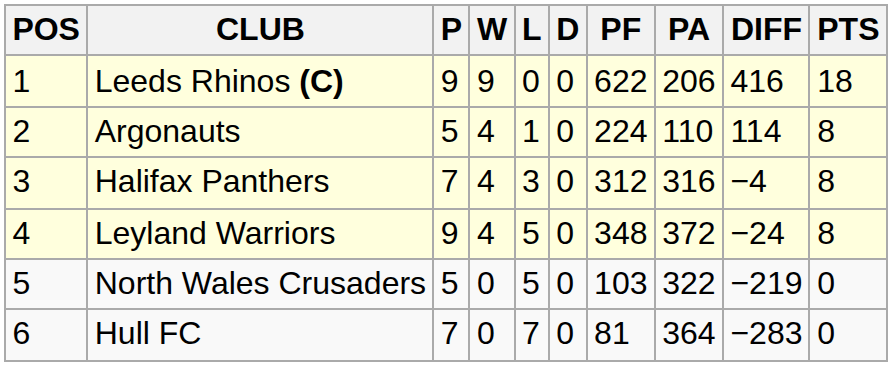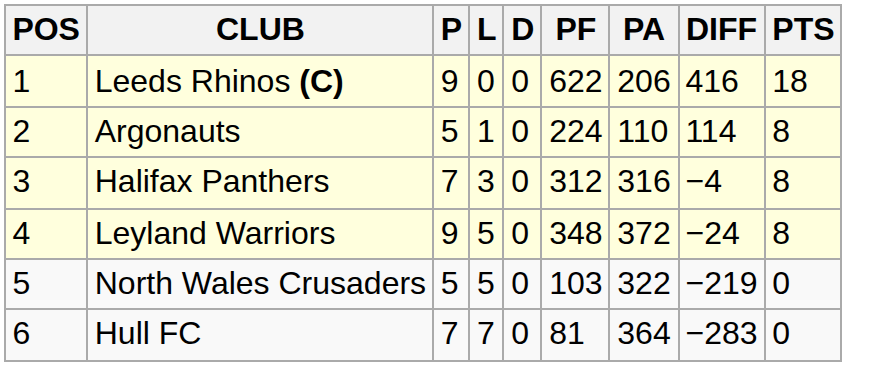- column: (492, 29)
